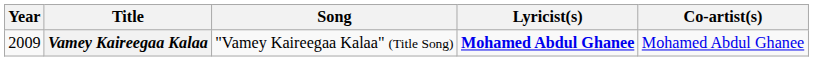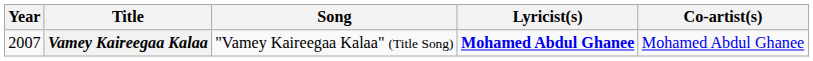(24, 42) 2009 -> (24, 42) 2007
